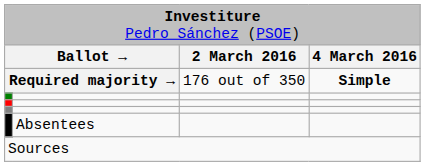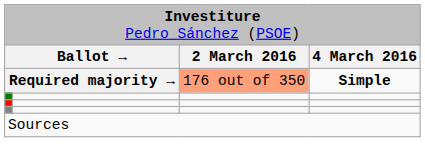(244, 81) no background -> (244, 81) lightsalmon background
- row: (9, 125)
